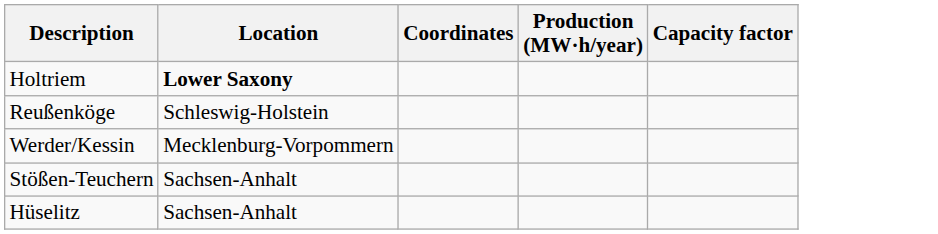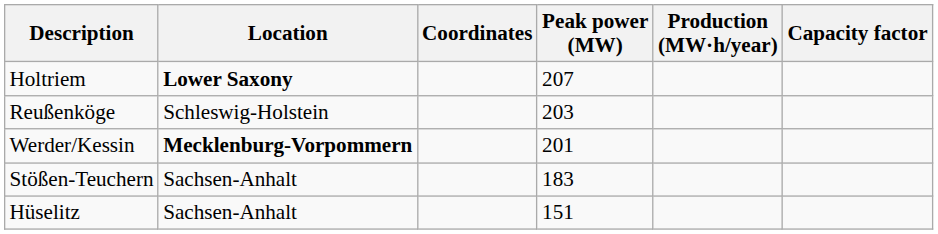+ column: (595, 33)
(278, 145) normal -> (288, 145) bold
